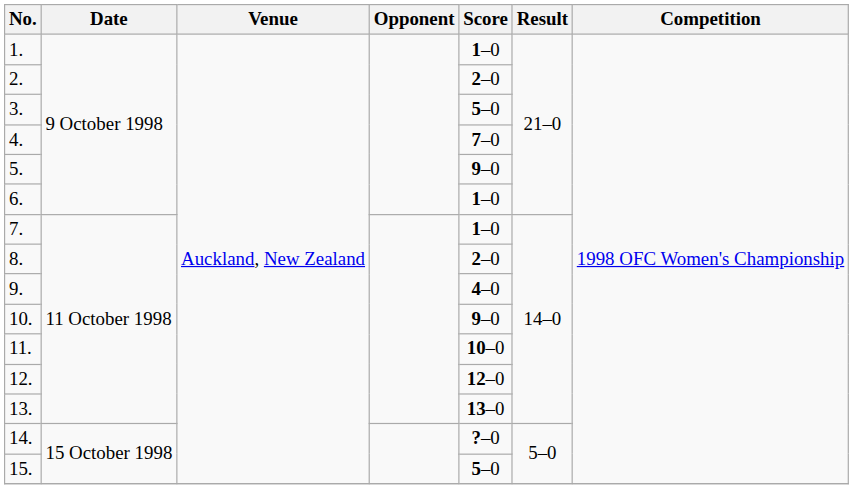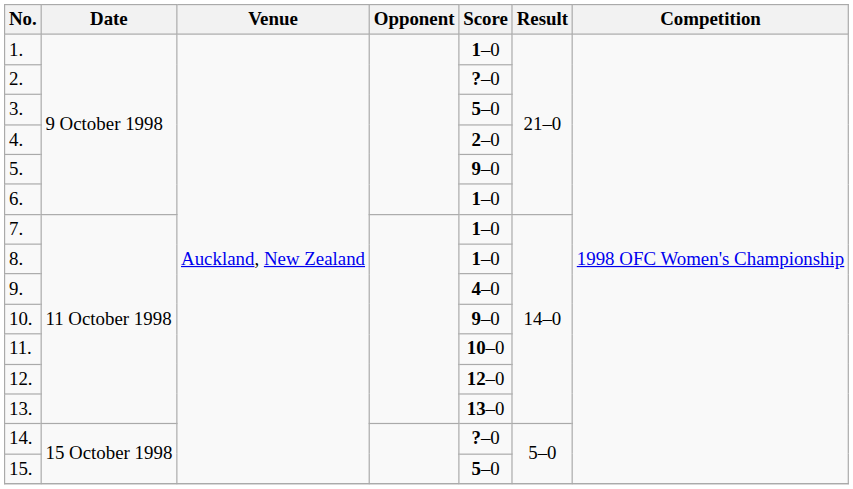(486, 79) 2–0 -> (486, 79) ?–0
(486, 139) 7–0 -> (486, 139) 2–0
(486, 259) 2–0 -> (486, 259) 1–0
